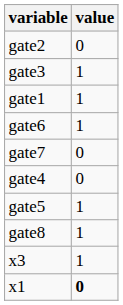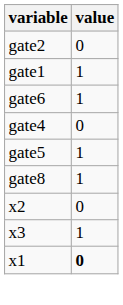- row: (27, 71)
- row: (27, 152)
+ row: (17, 206)
